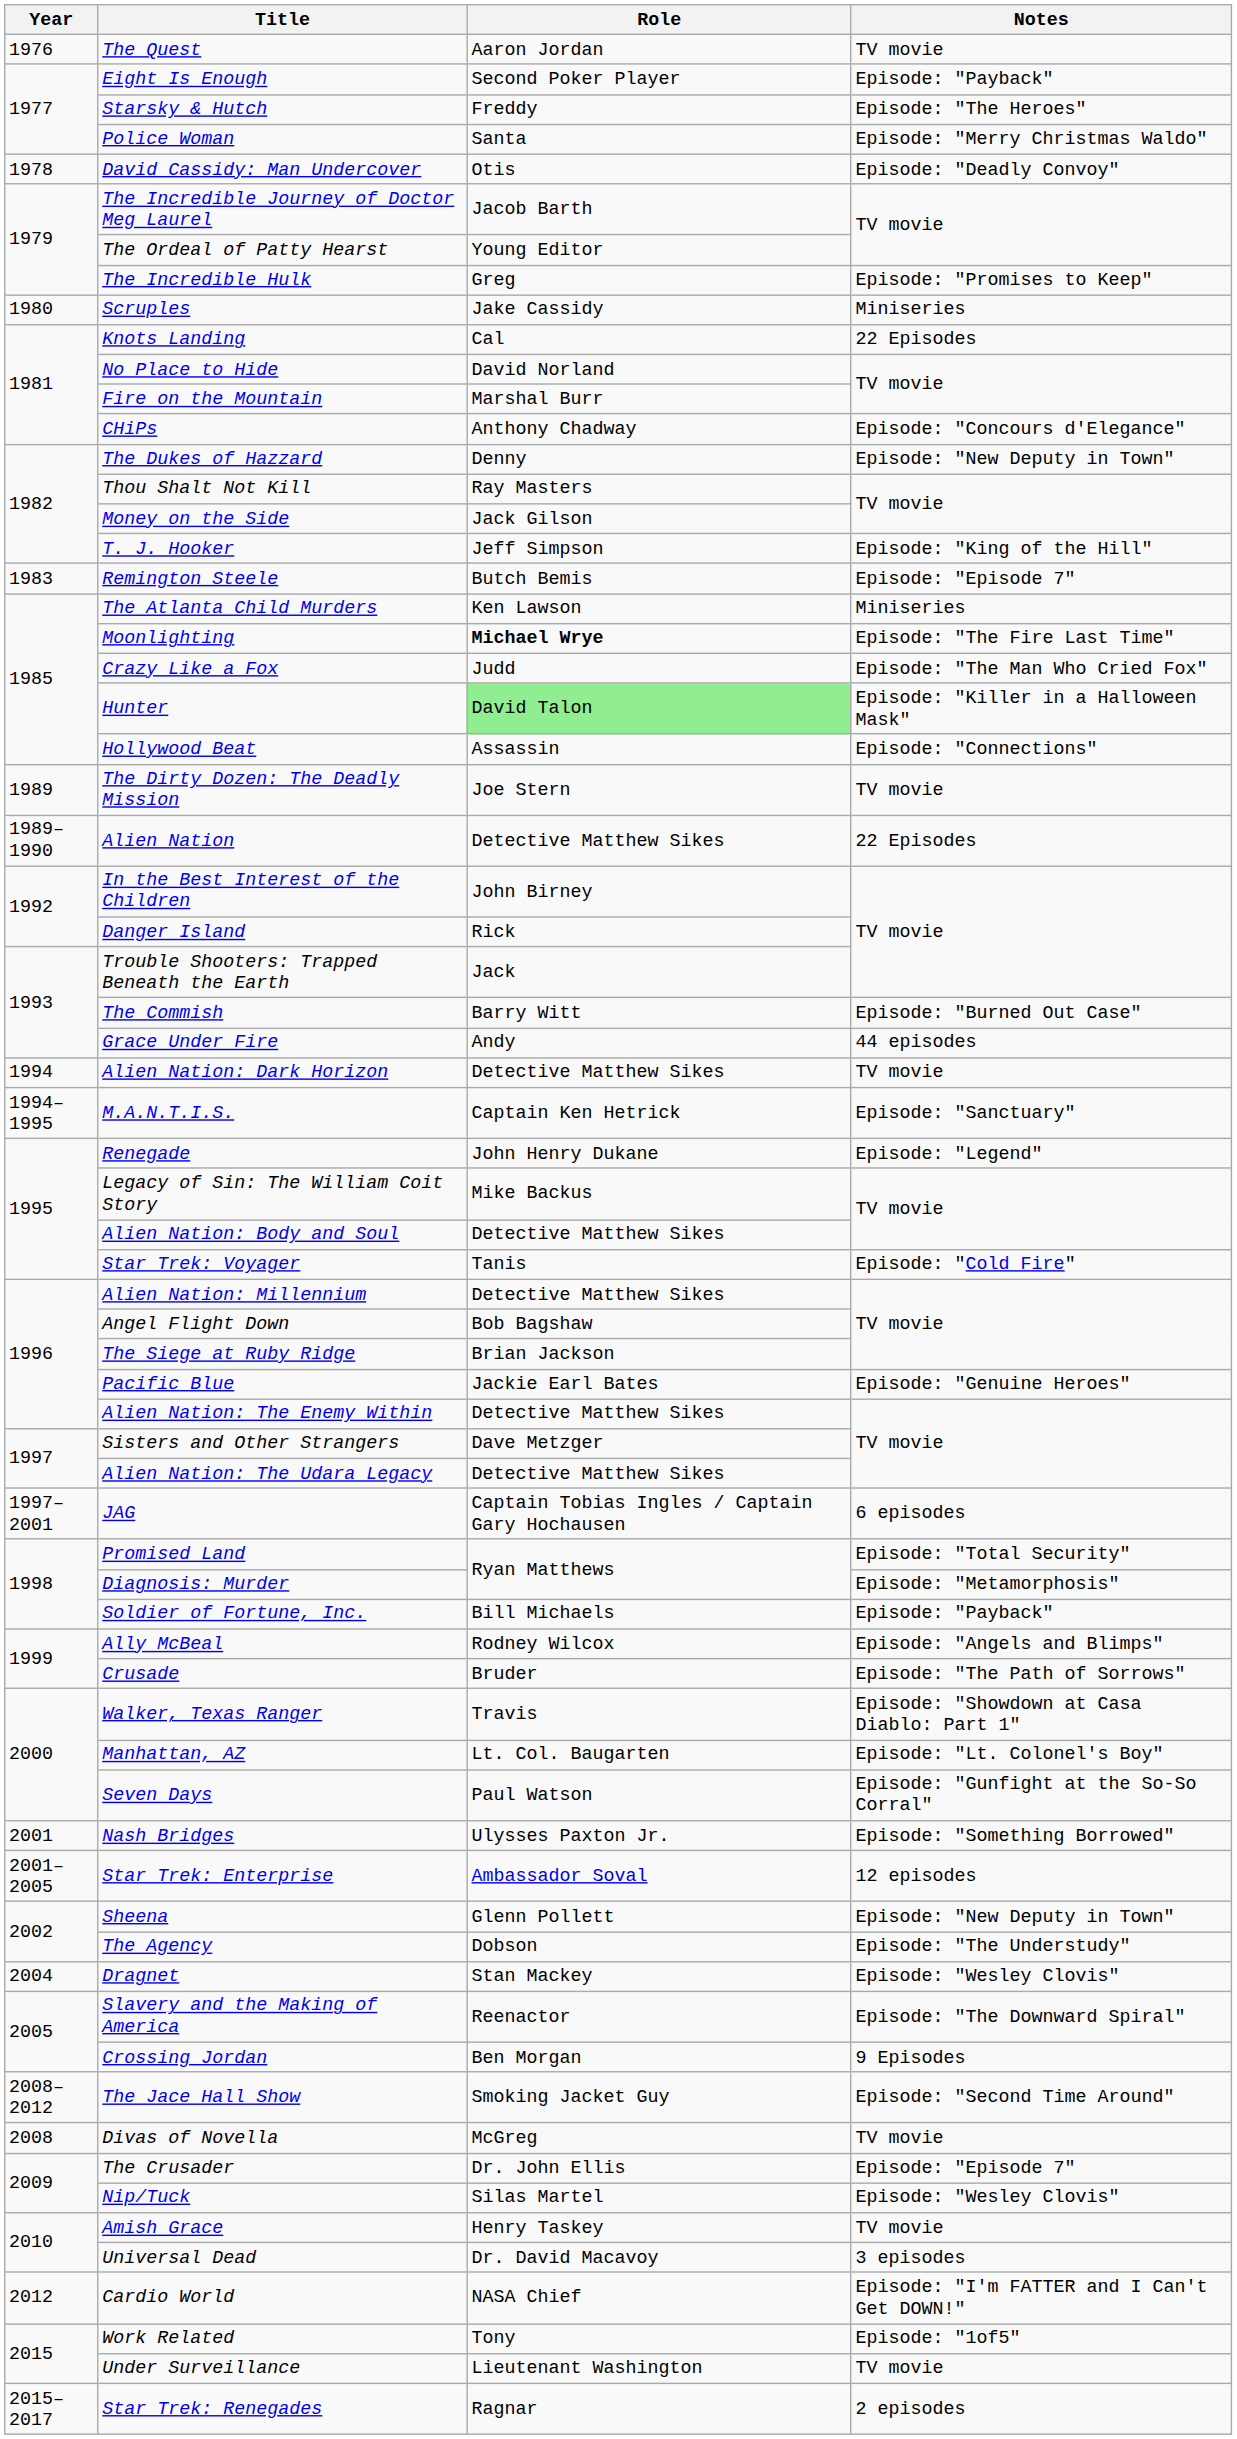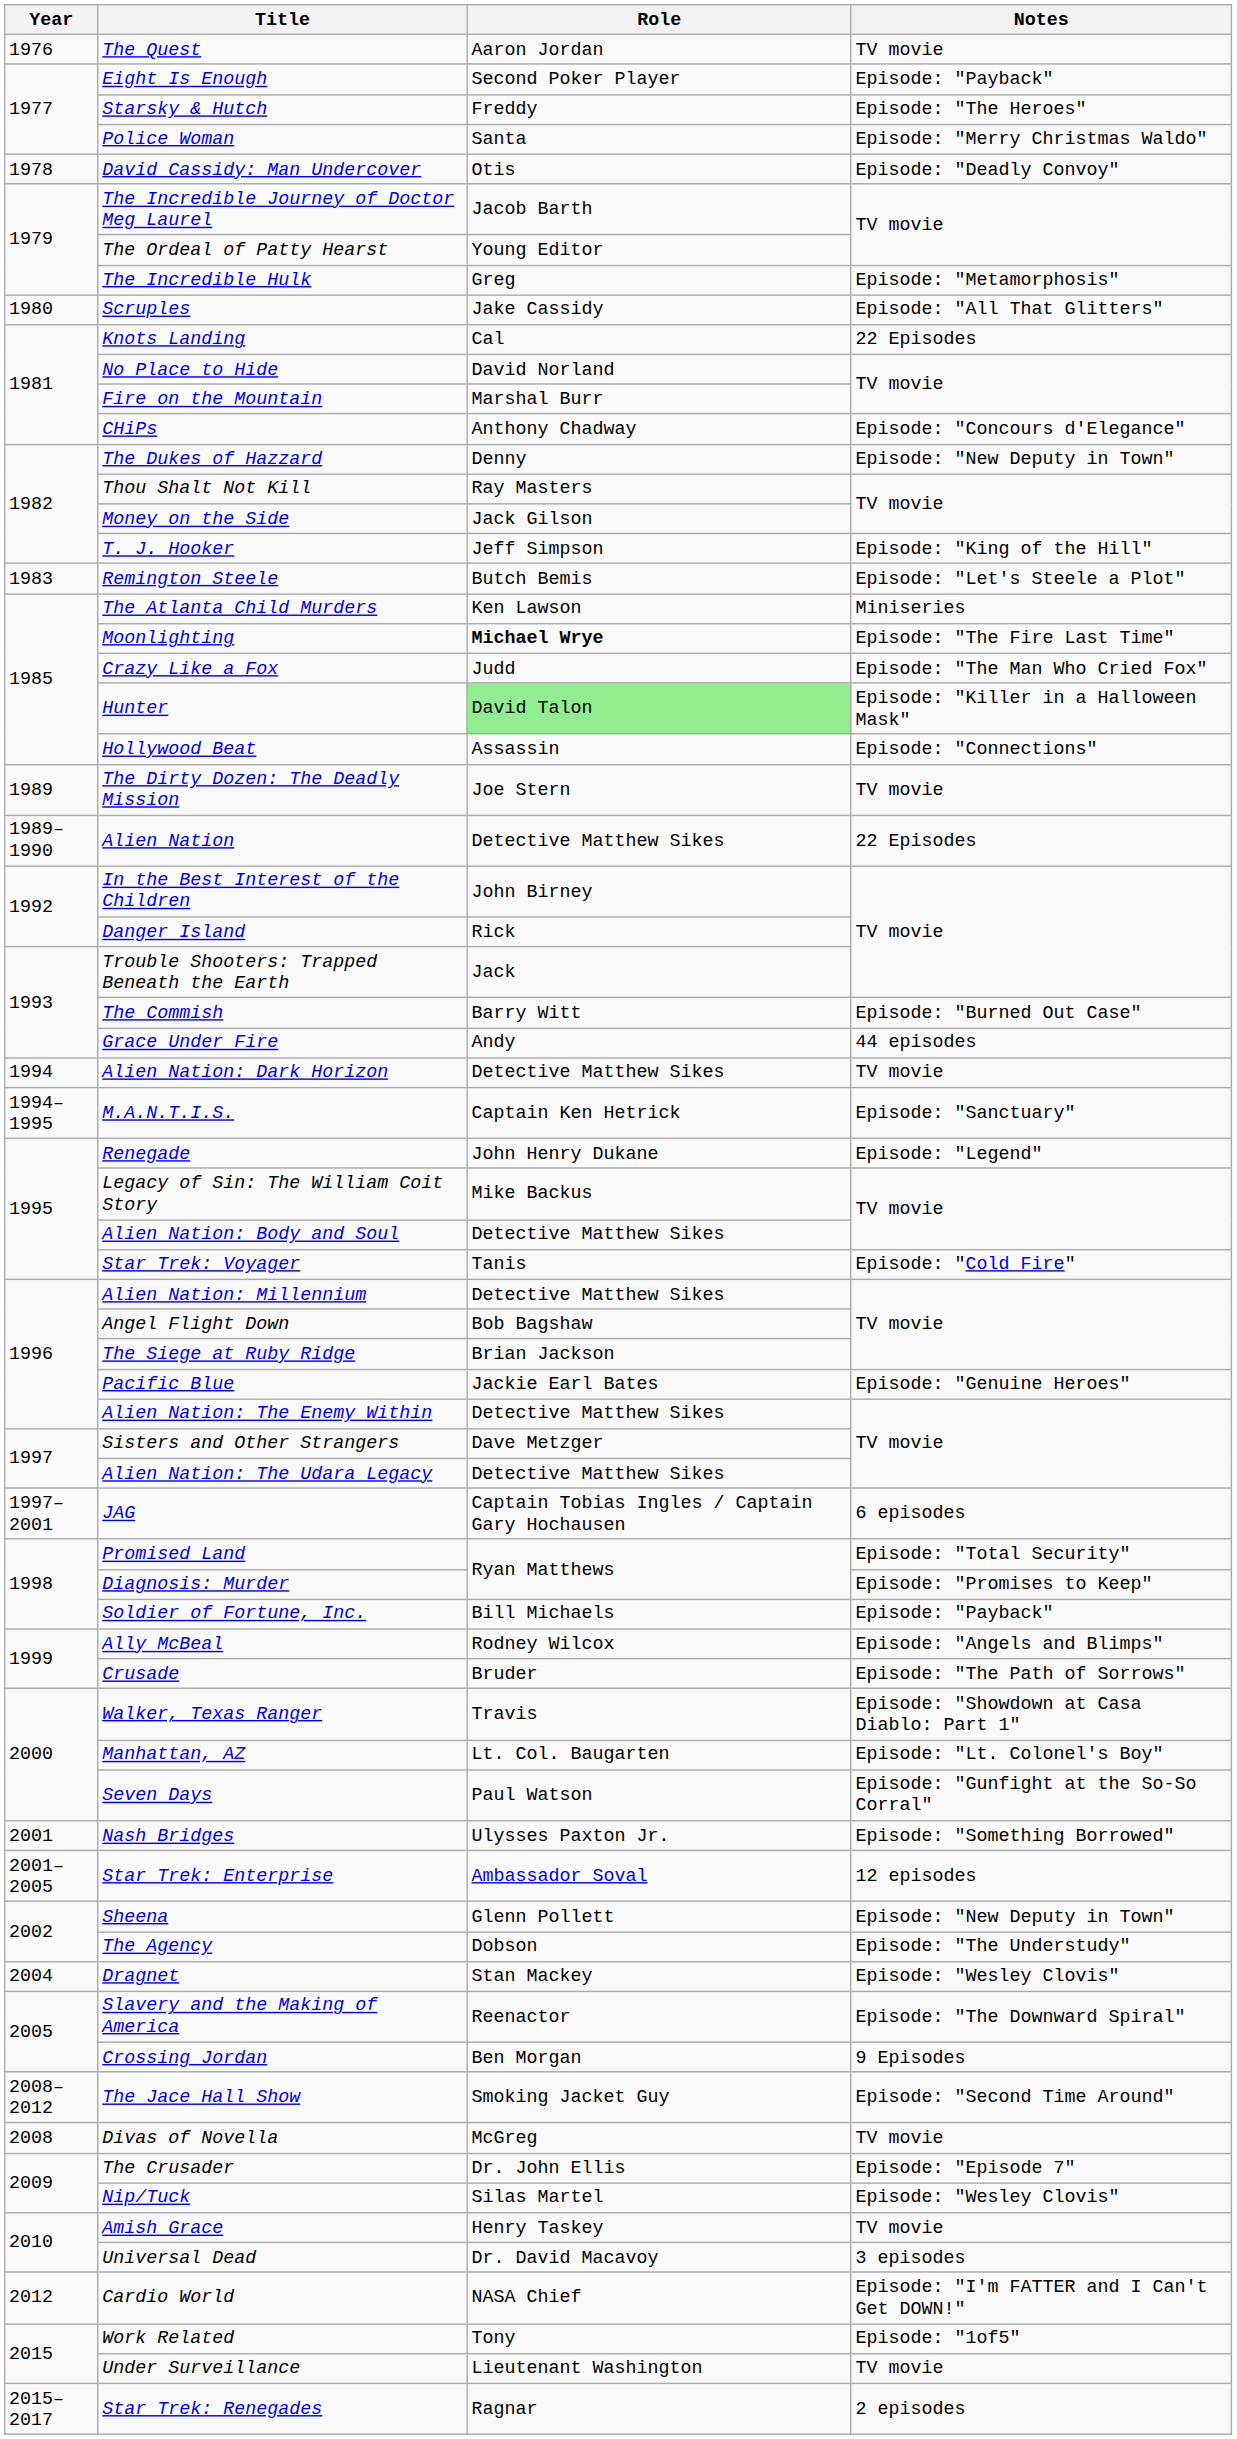(1004, 280) Episode: "Promises to Keep" -> (988, 280) Episode: "Metamorphosis"
(911, 310) Miniseries -> (1010, 310) Episode: "All That Glitters"
(966, 579) Episode: "Episode 7" -> (1021, 579) Episode: "Let's Steele a Plot"
(988, 1584) Episode: "Metamorphosis" -> (1004, 1584) Episode: "Promises to Keep"
